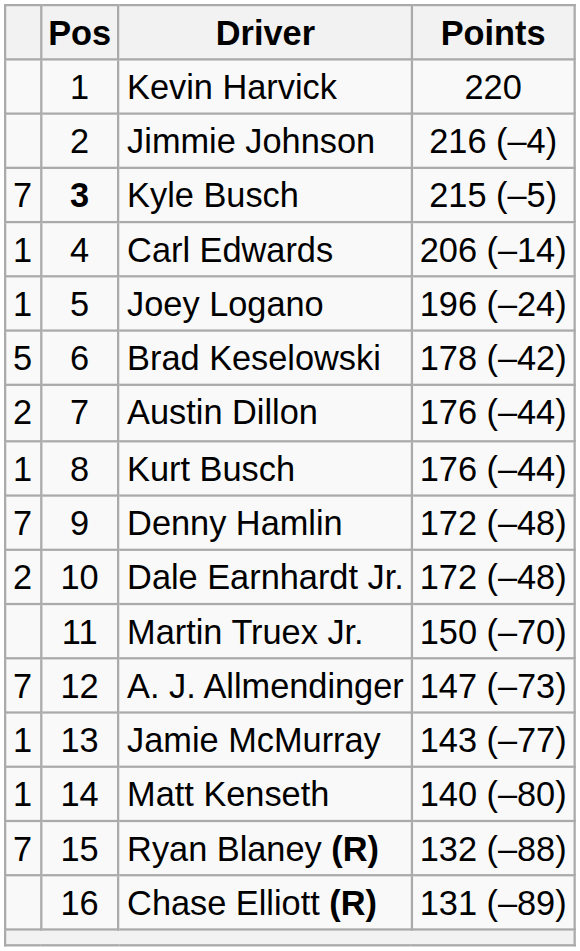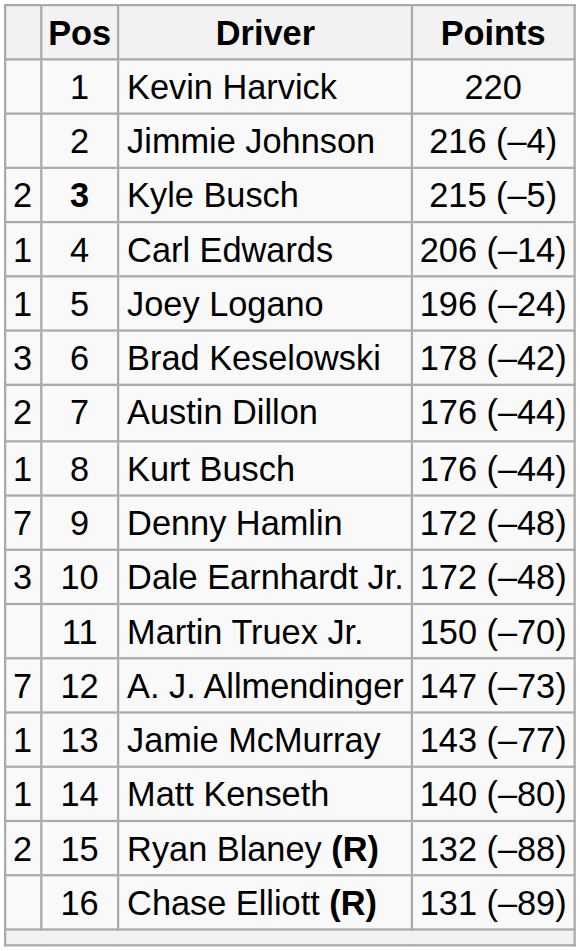(23, 196) 7 -> (23, 196) 2
(23, 359) 5 -> (23, 359) 3
(23, 576) 2 -> (23, 576) 3
(23, 848) 7 -> (23, 848) 2
